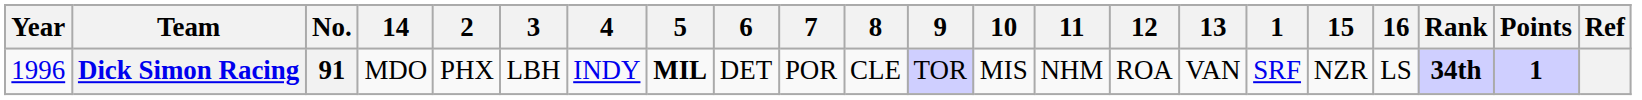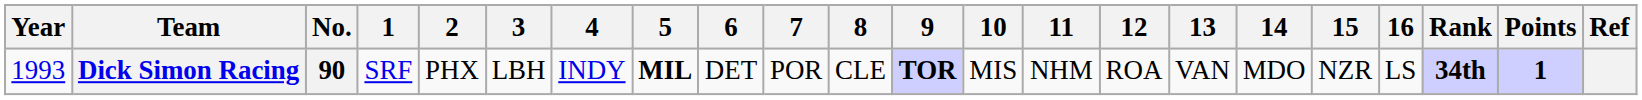columns swapped: (1277, 26) <-> (396, 26)
(38, 70) 1996 -> (38, 70) 1993
(332, 70) 91 -> (332, 70) 90
(940, 70) normal -> (928, 70) bold
